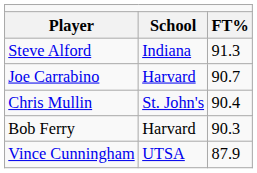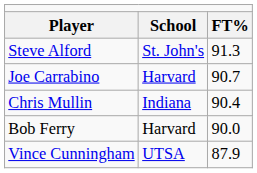(167, 50) Indiana -> (173, 50) St. John's
(173, 102) St. John's -> (167, 102) Indiana
(226, 128) 90.3 -> (226, 128) 90.0
